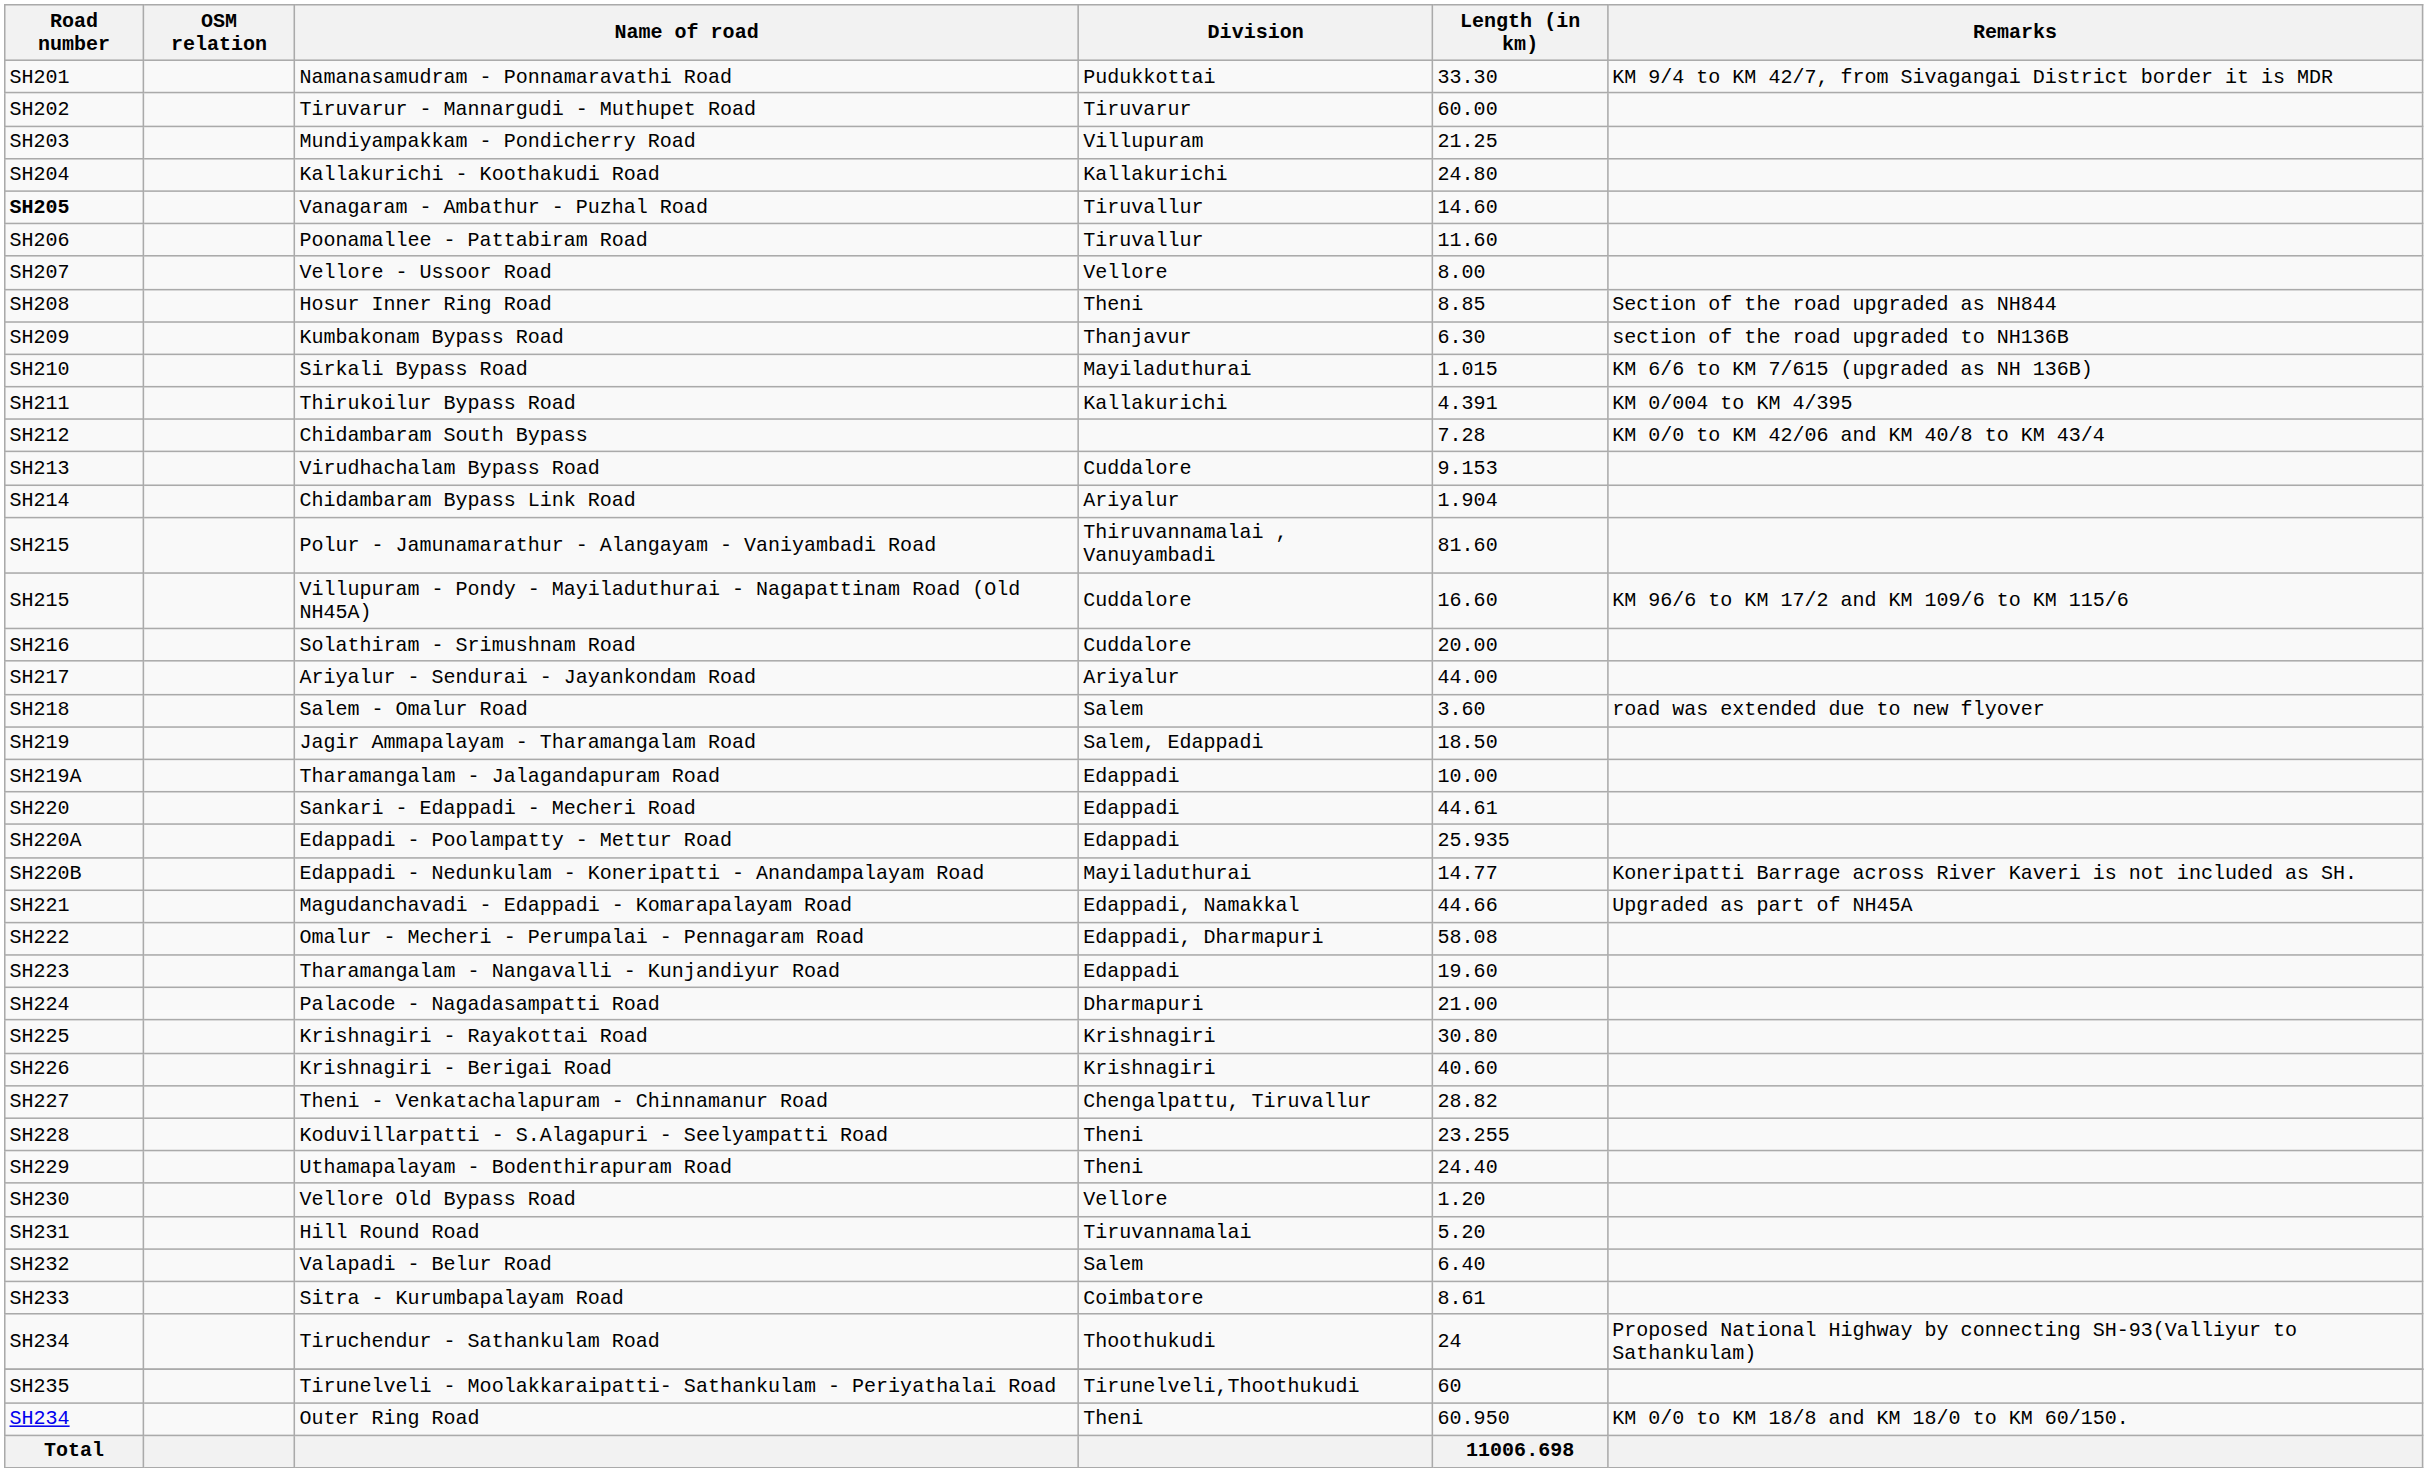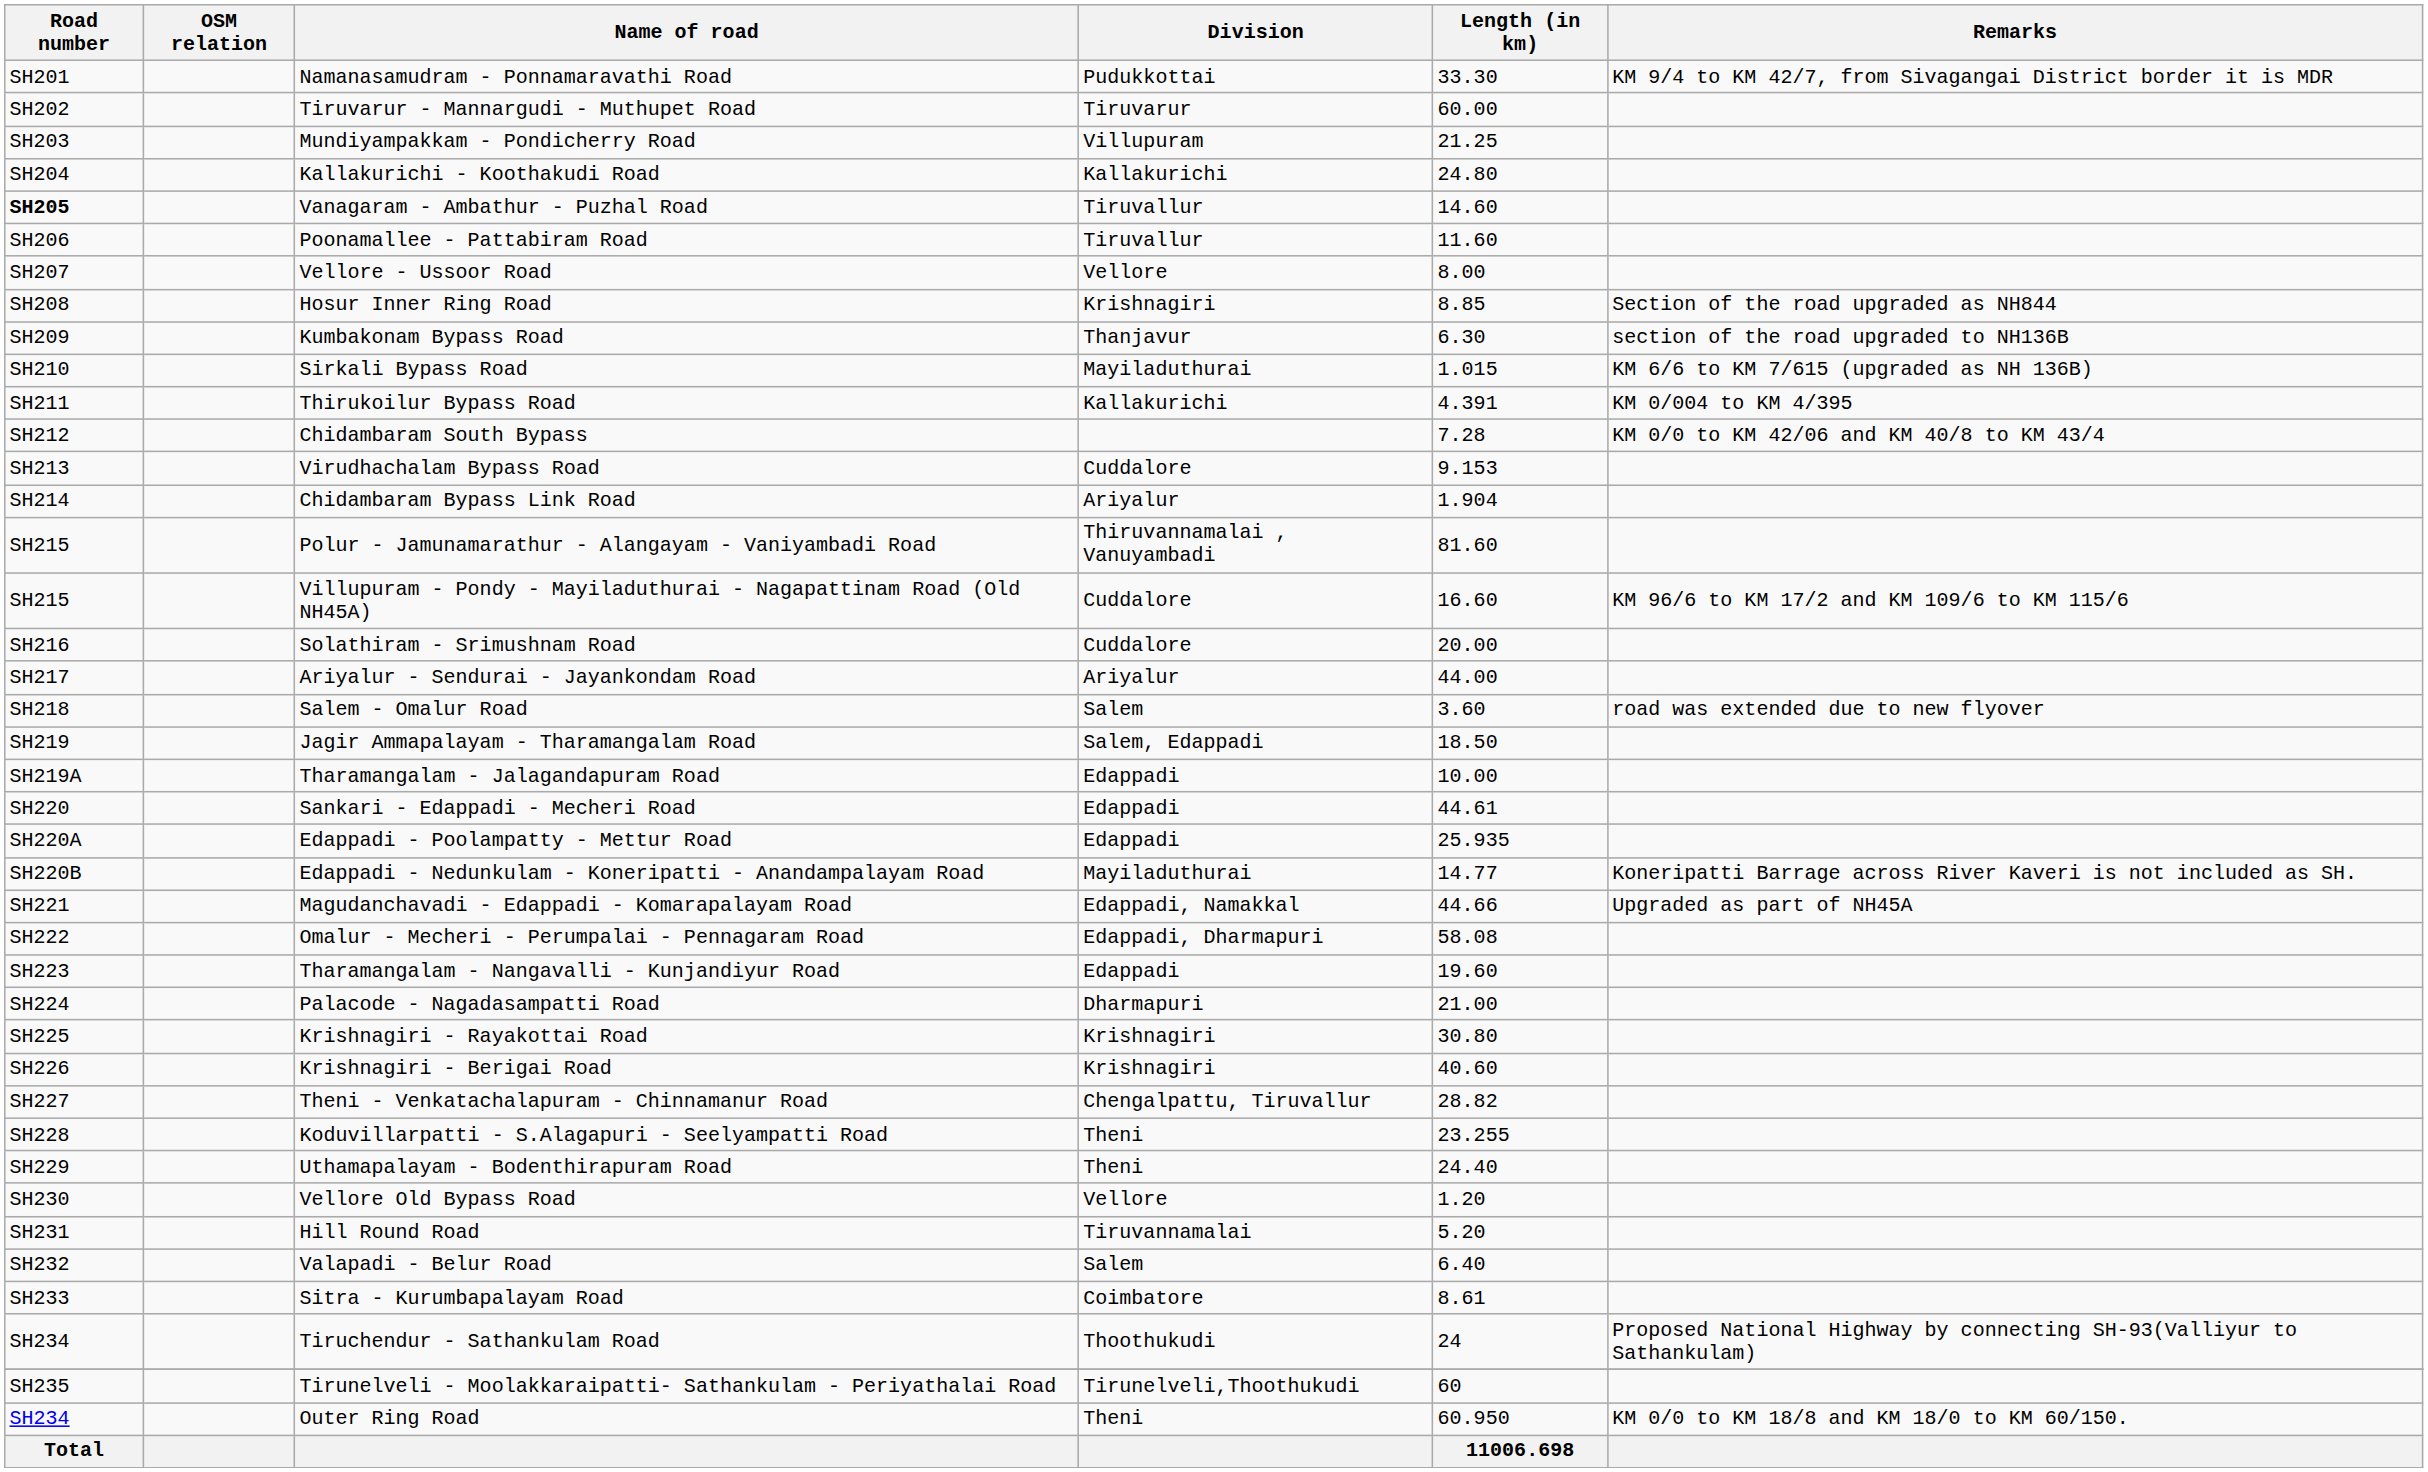(1113, 305) Theni -> (1149, 305) Krishnagiri
